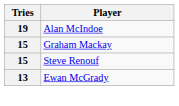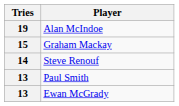(23, 61) 15 -> (23, 61) 14
+ row: (66, 77)
